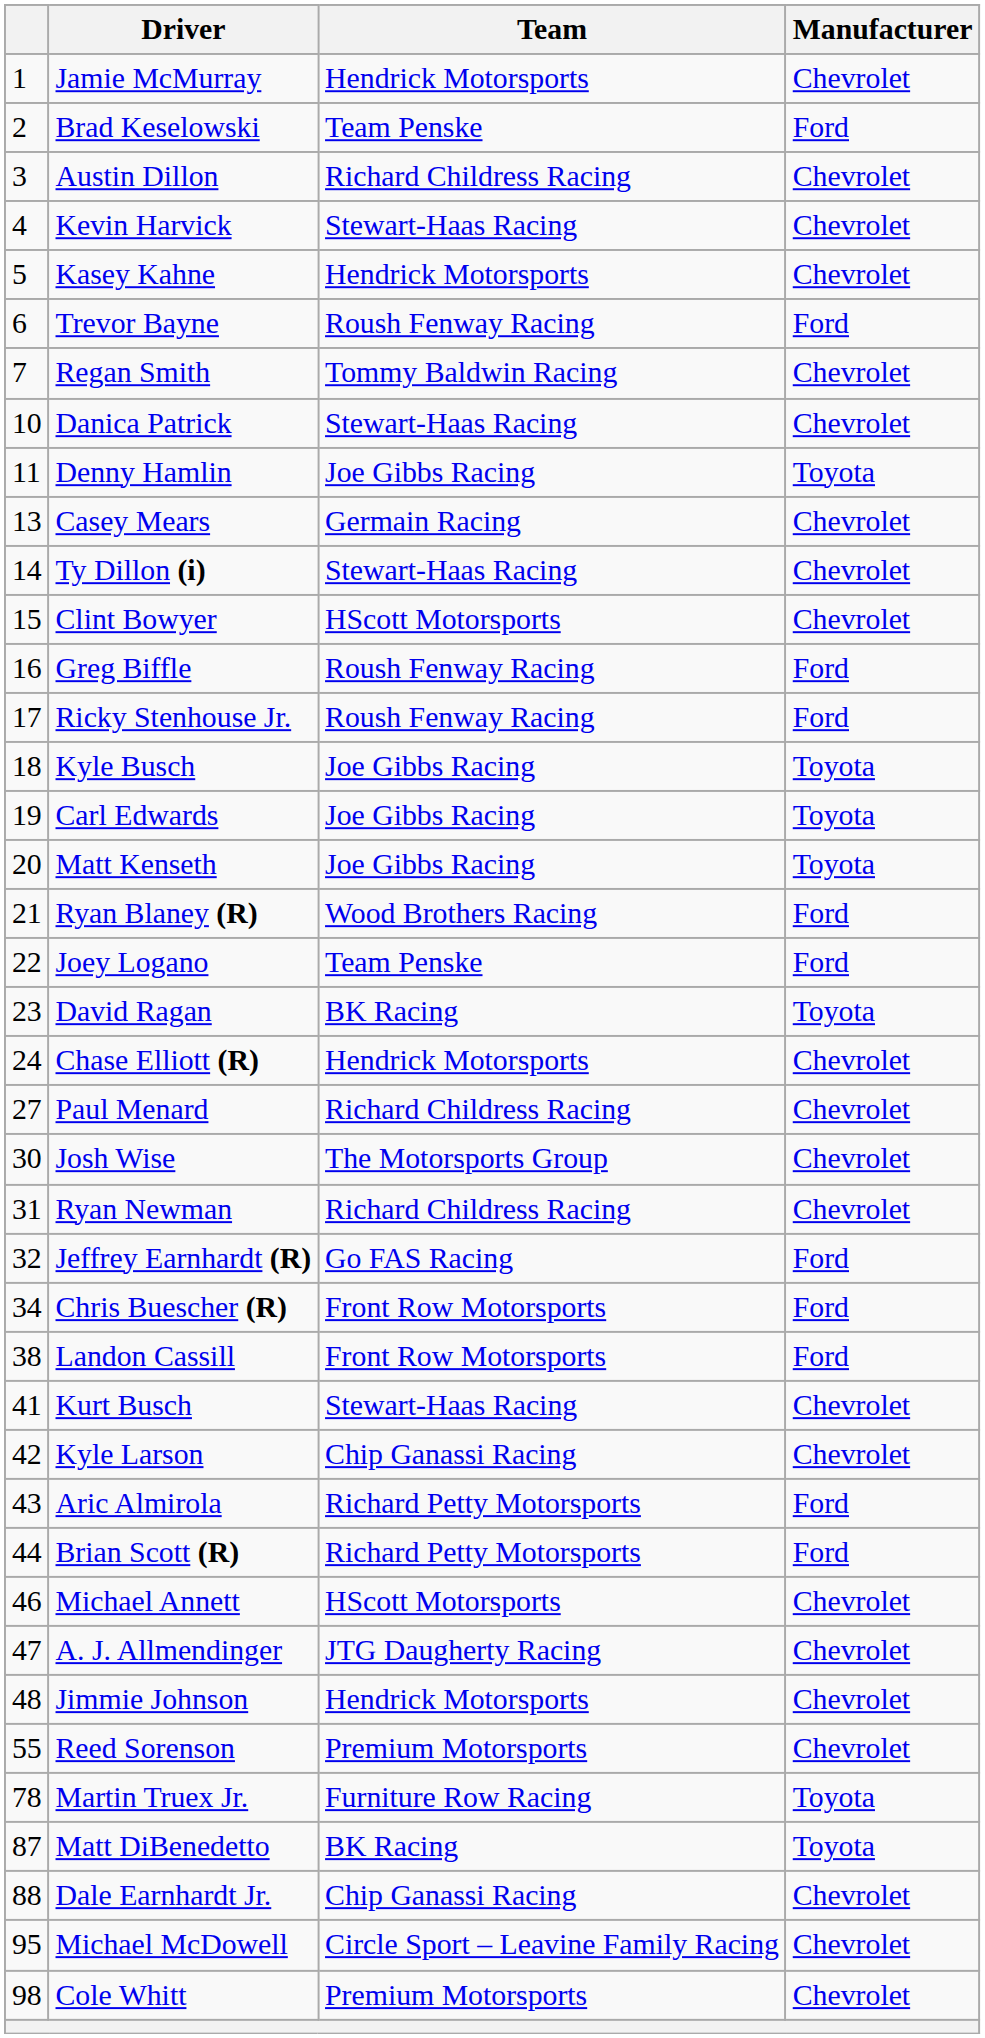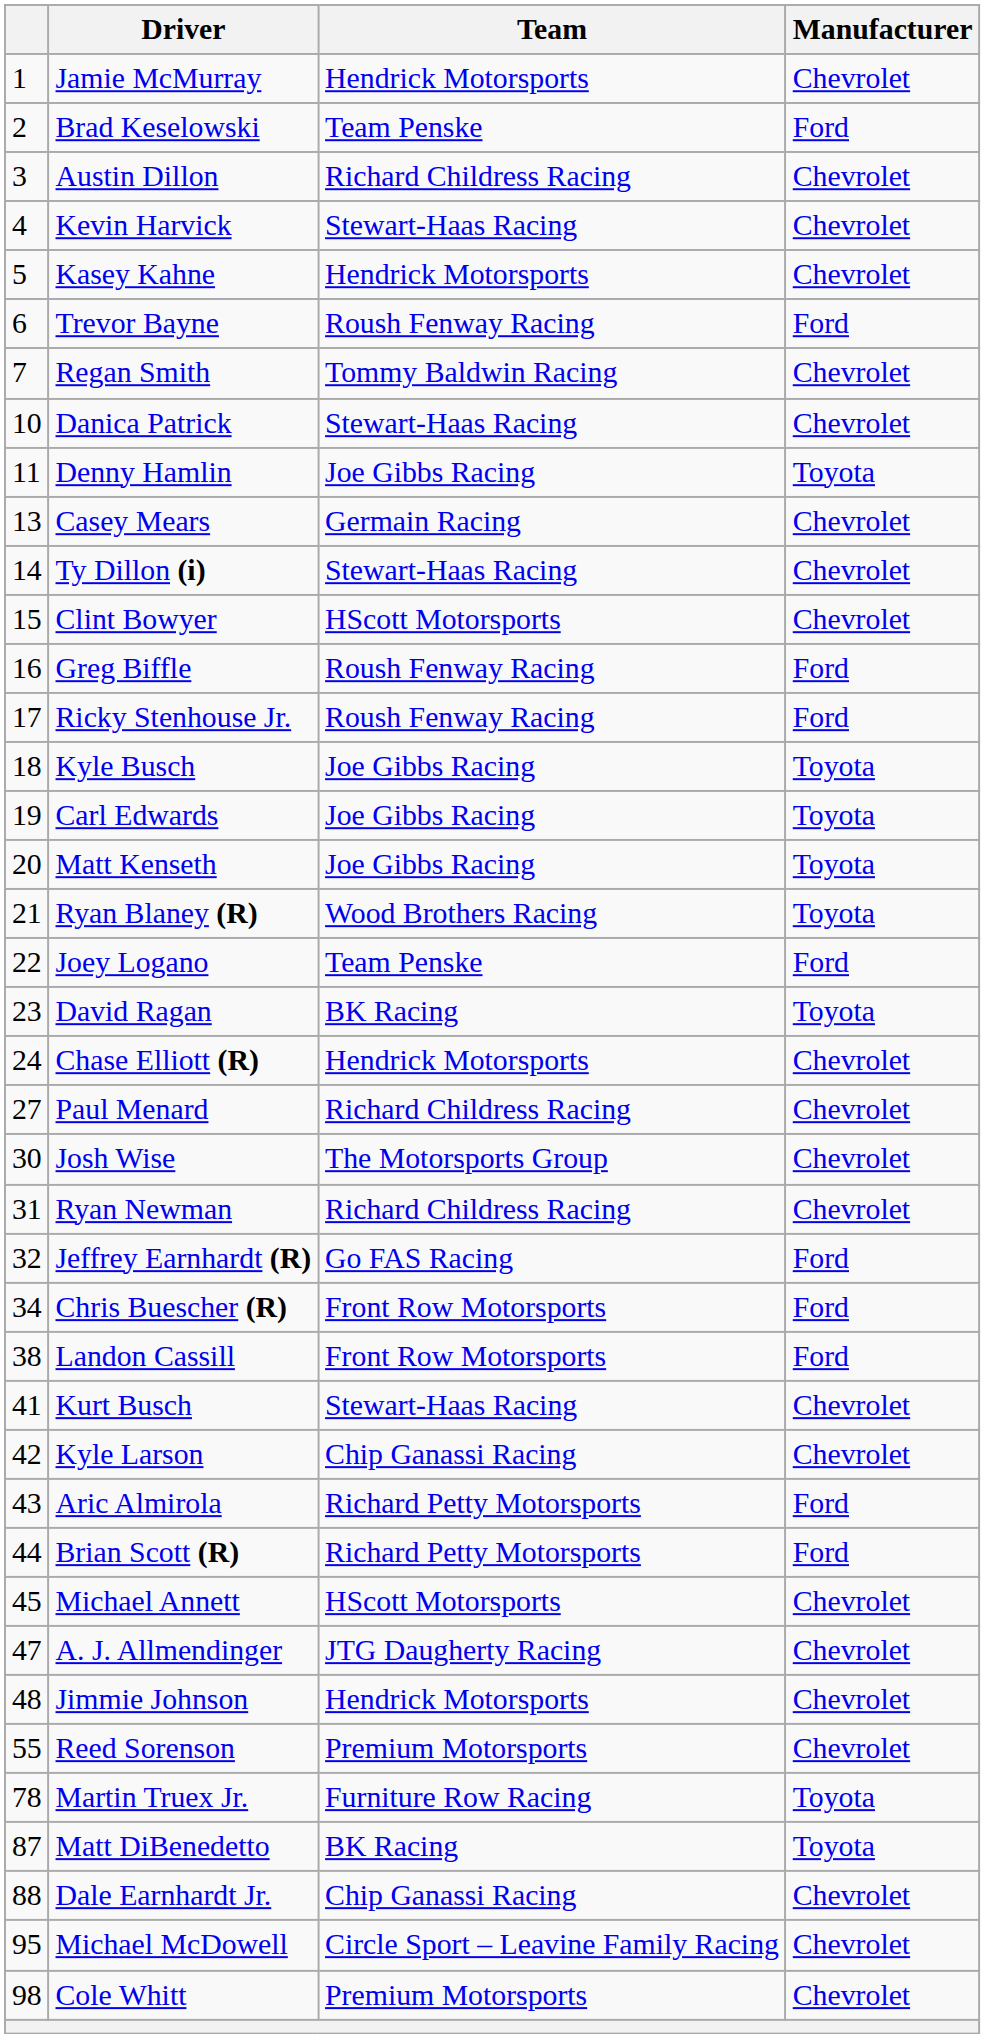(821, 913) Ford -> (834, 913) Toyota
(27, 1601) 46 -> (27, 1601) 45
